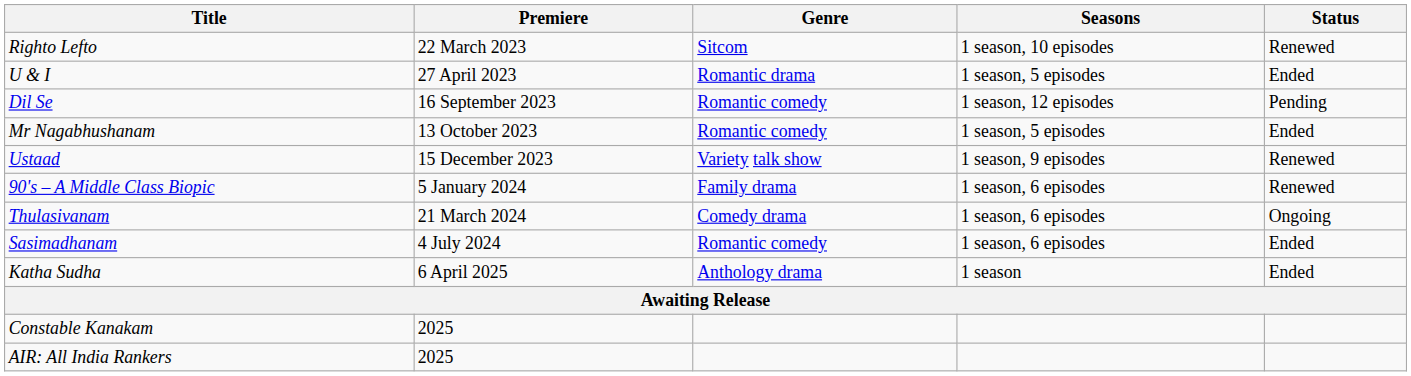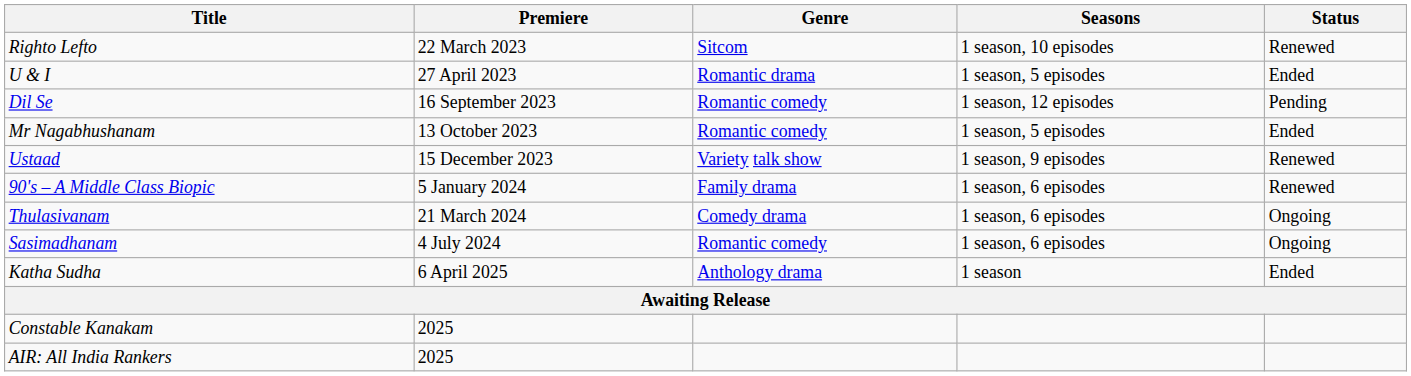(1291, 243) Ended -> (1300, 243) Ongoing
